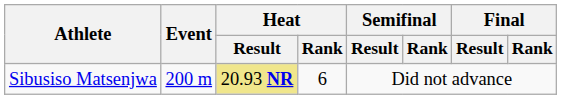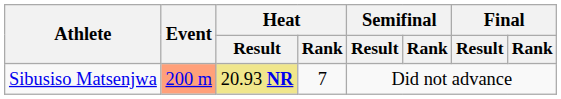(189, 79) no background -> (189, 79) lightsalmon background
(322, 79) 6 -> (322, 79) 7
